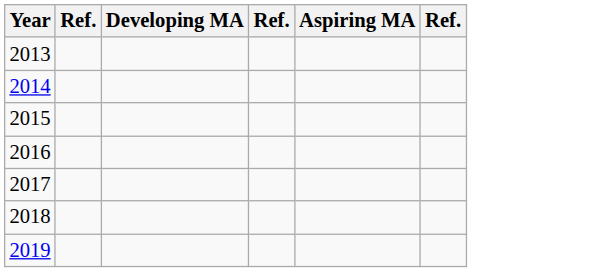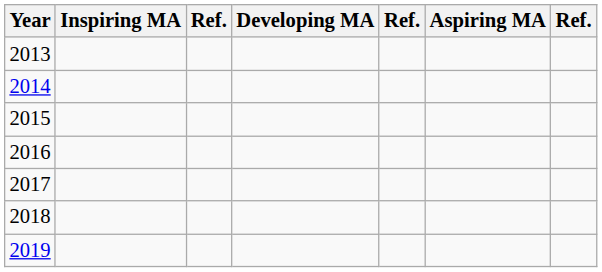+ column: (121, 20)
